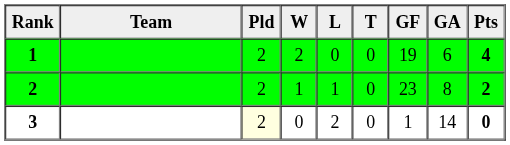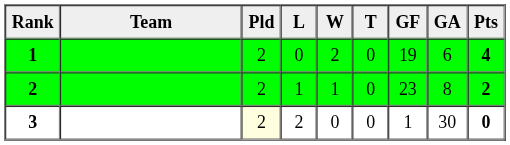columns swapped: (299, 21) <-> (335, 21)
(447, 122) 14 -> (447, 122) 30
